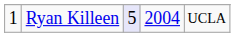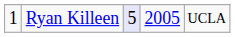(162, 18) 2004 -> (162, 18) 2005
